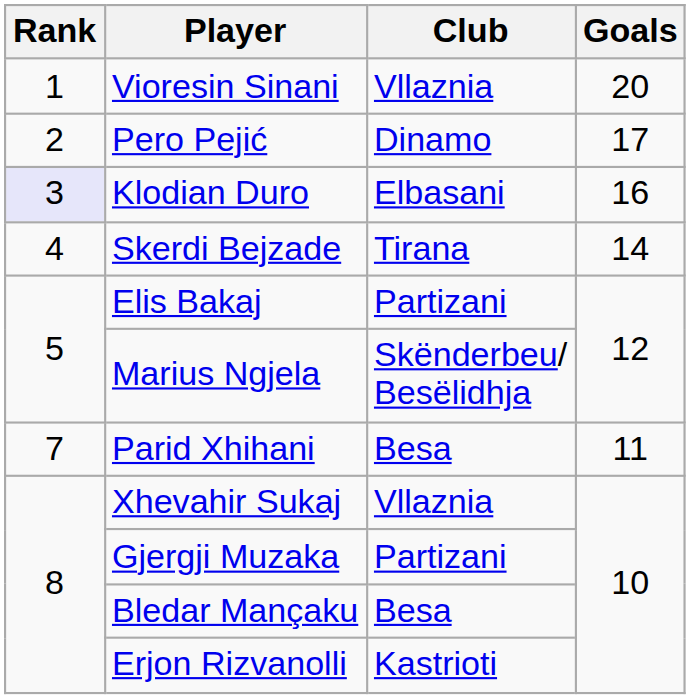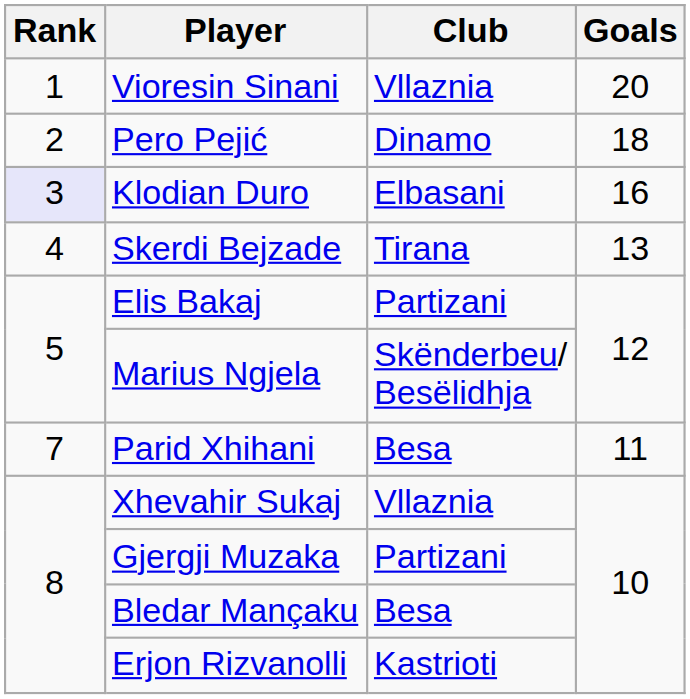(630, 139) 17 -> (630, 139) 18
(630, 247) 14 -> (630, 247) 13
